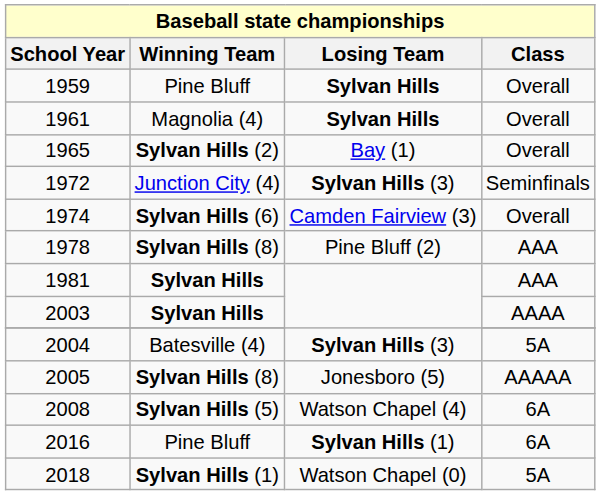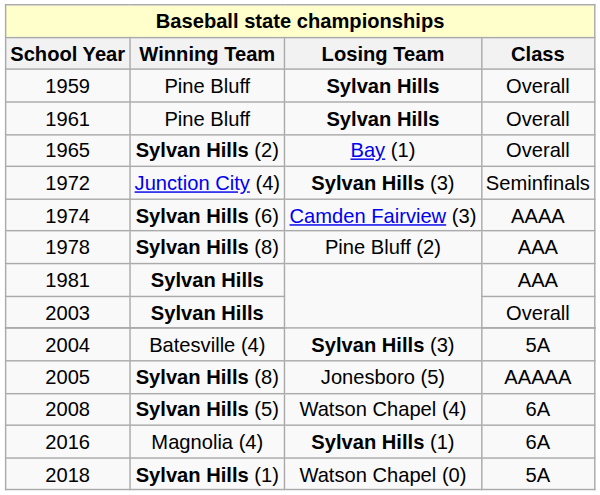(207, 118) Magnolia (4) -> (207, 118) Pine Bluff
(538, 215) Overall -> (538, 215) AAAA
(538, 312) AAAA -> (538, 312) Overall
(207, 442) Pine Bluff -> (207, 442) Magnolia (4)
